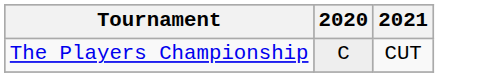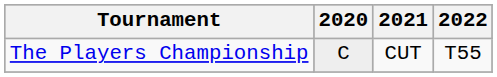+ column: (463, 22)
